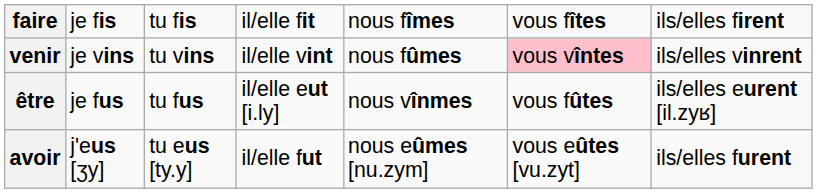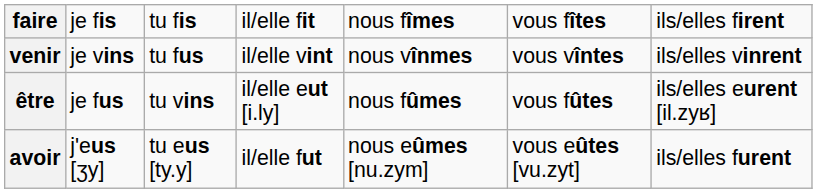(182, 55) tu vins -> (176, 55) tu fus
(405, 55) nous fûmes -> (410, 55) nous vînmes
(568, 55) pink background -> (568, 55) no background
(176, 100) tu fus -> (182, 100) tu vins
(410, 100) nous vînmes -> (405, 100) nous fûmes
